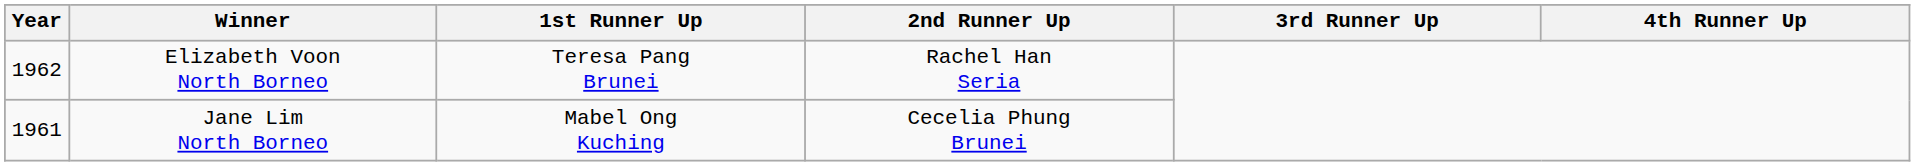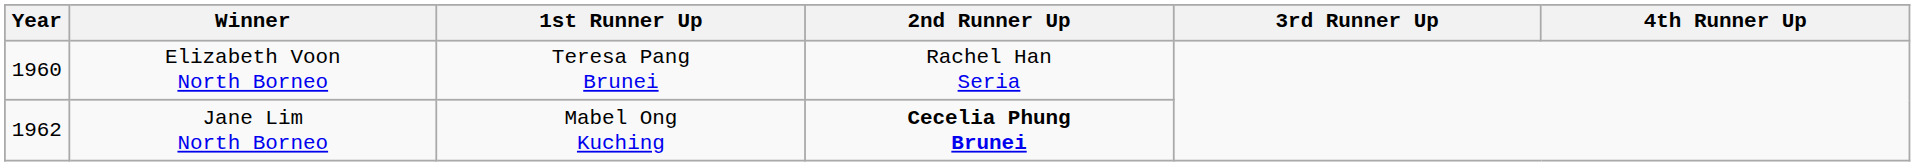(37, 70) 1962 -> (37, 70) 1960
(37, 130) 1961 -> (37, 130) 1962
(989, 130) normal -> (989, 130) bold
